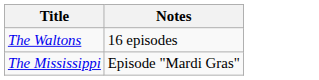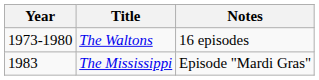+ column: (40, 16)
